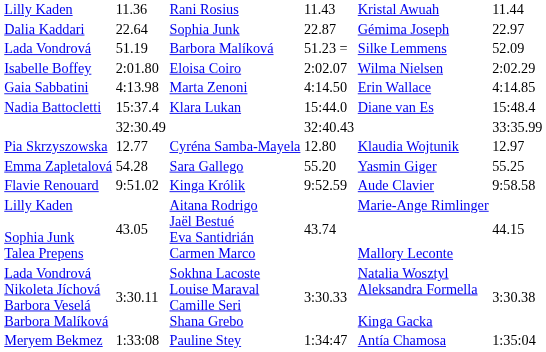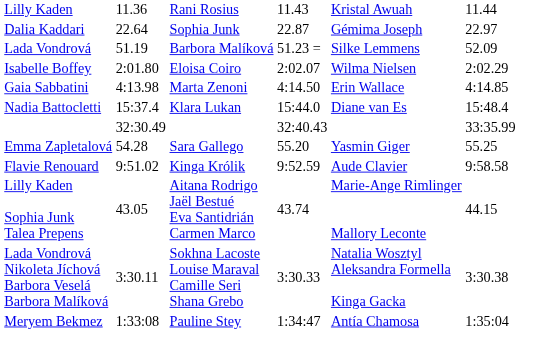- row: (56, 146)
